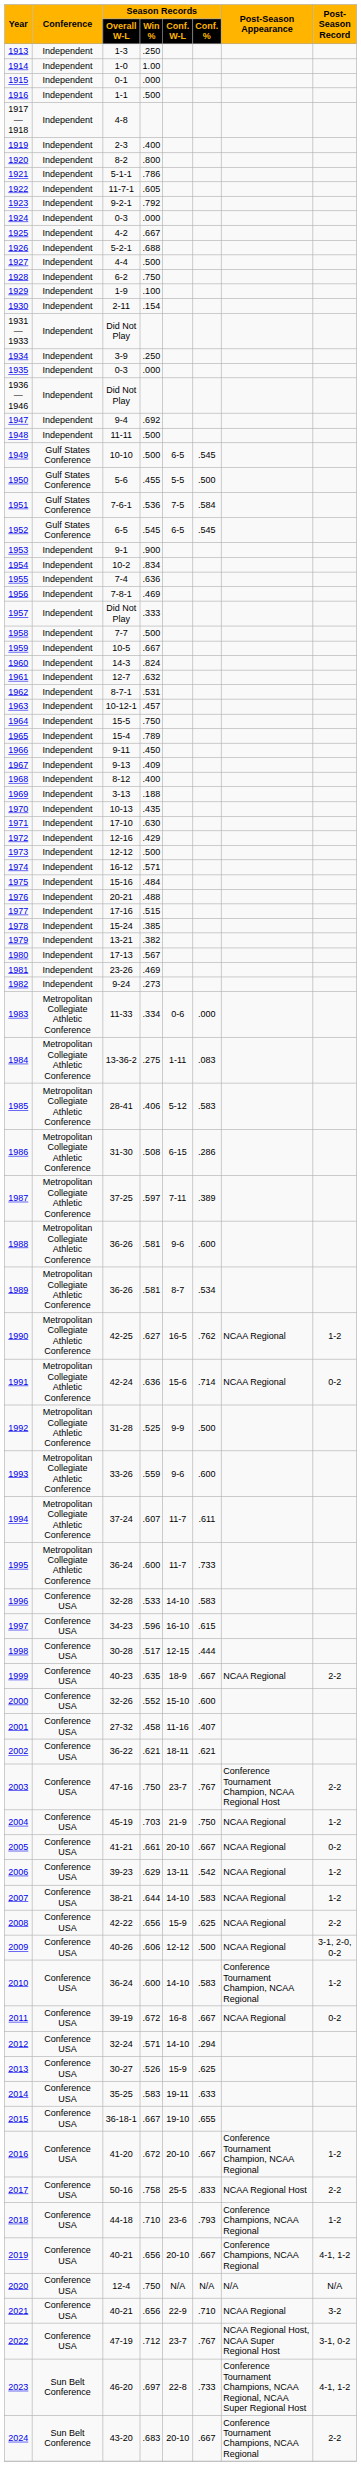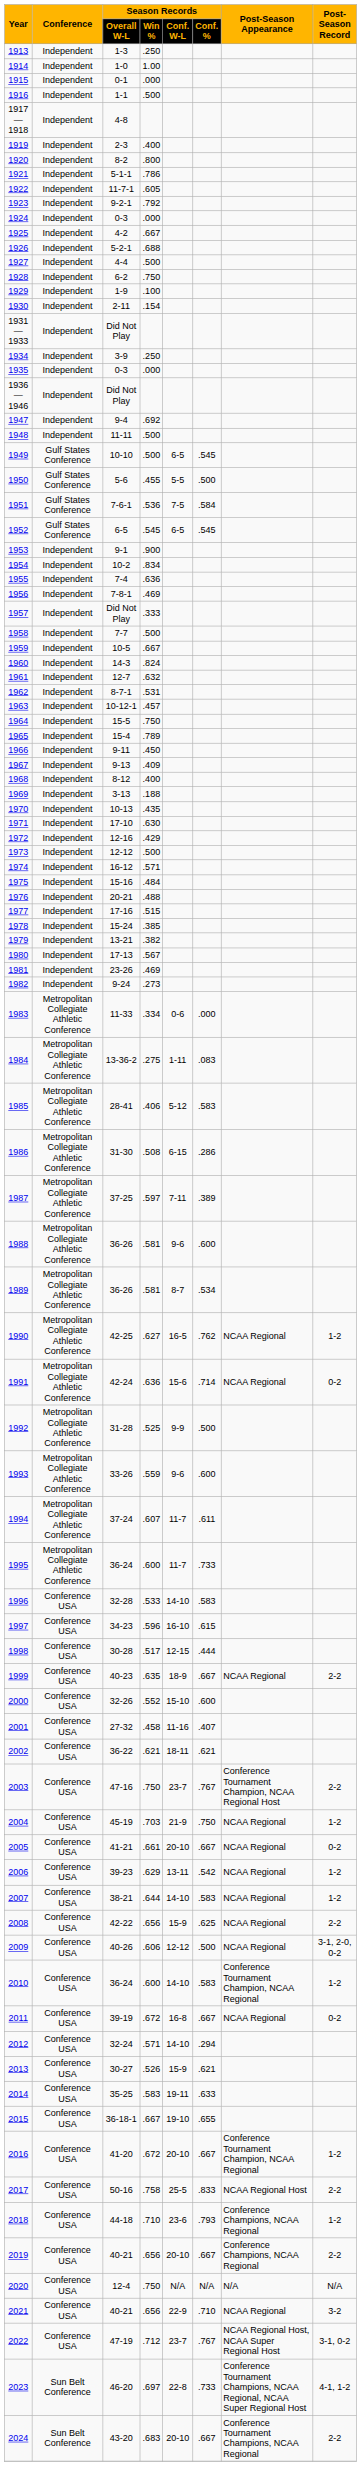(207, 2068) .625 -> (207, 2068) .621
(335, 2255) 4-1, 1-2 -> (335, 2255) 2-2
